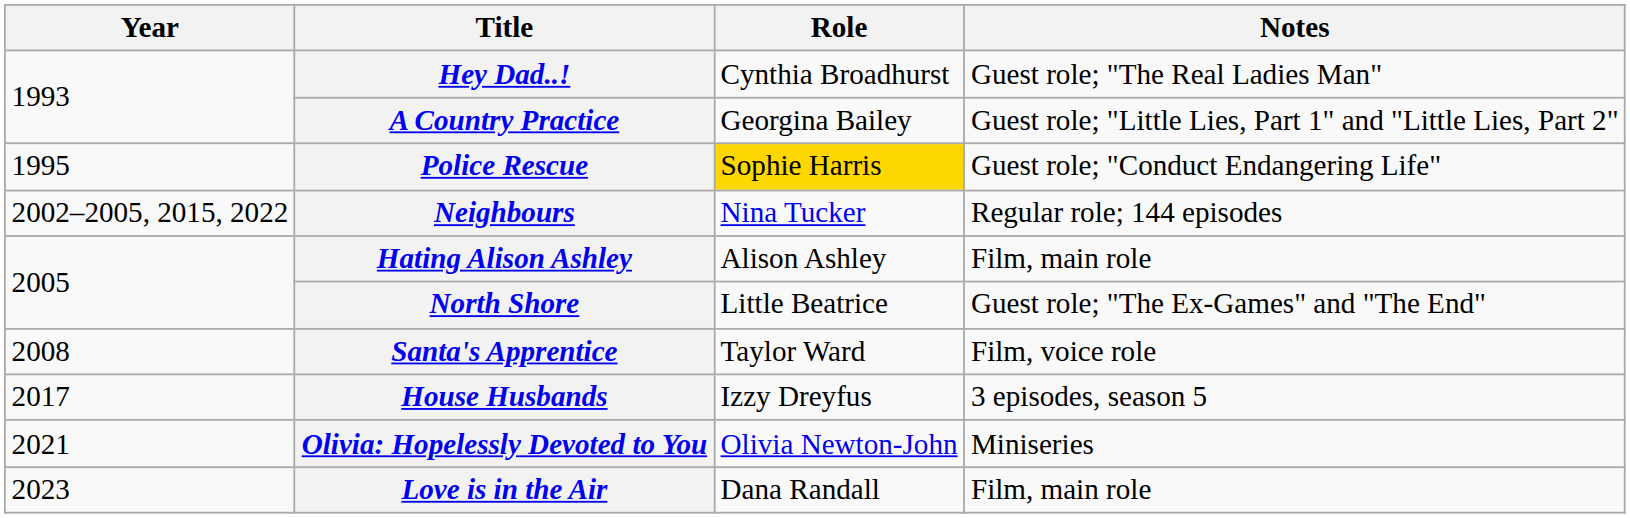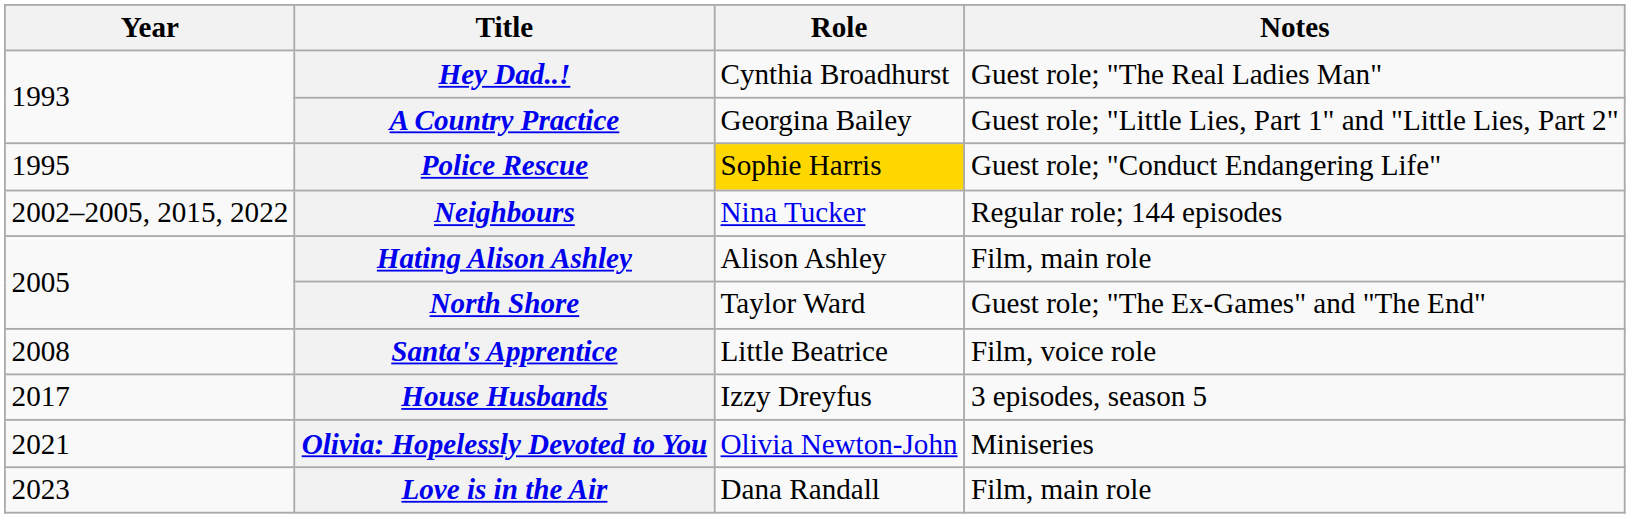(804, 304) Little Beatrice -> (793, 304) Taylor Ward
(793, 350) Taylor Ward -> (804, 350) Little Beatrice
